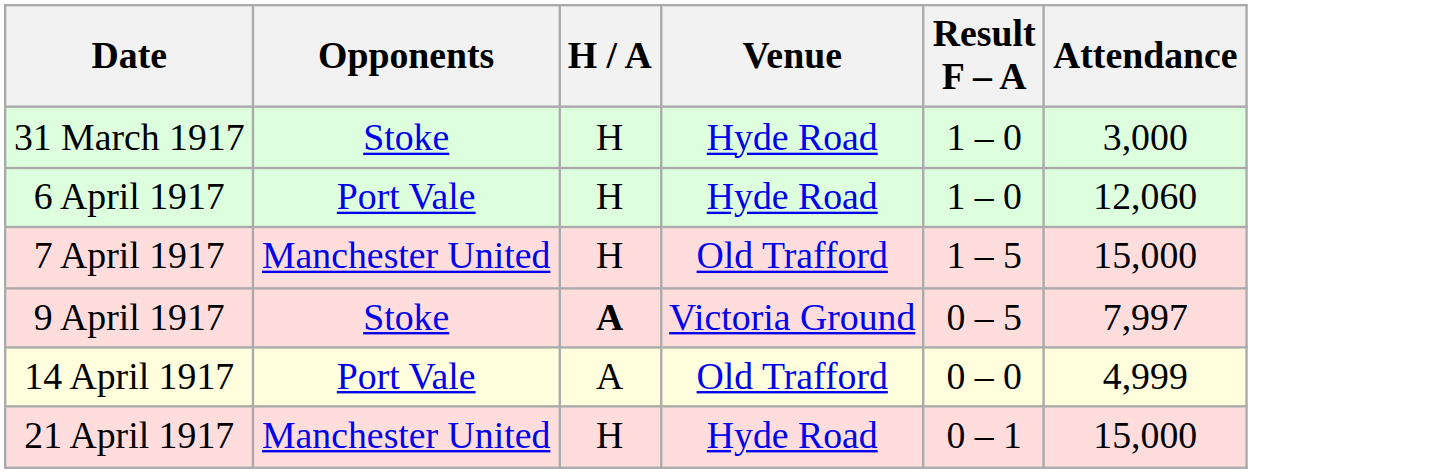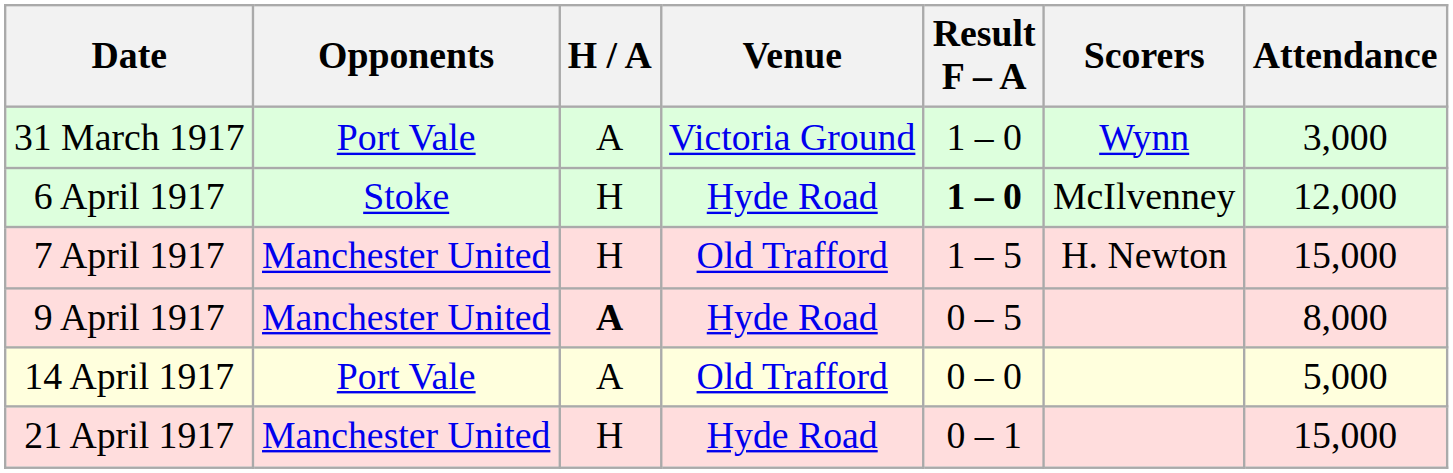+ column: (1144, 55)
(406, 136) Stoke -> (406, 136) Port Vale
(610, 136) H -> (610, 136) A
(792, 136) Hyde Road -> (792, 136) Victoria Ground
(406, 196) Port Vale -> (406, 196) Stoke
(984, 196) normal -> (984, 196) bold
(1145, 196) 12,060 -> (1345, 196) 12,000
(406, 316) Stoke -> (406, 316) Manchester United
(792, 316) Victoria Ground -> (792, 316) Hyde Road
(1145, 316) 7,997 -> (1345, 316) 8,000
(1145, 376) 4,999 -> (1345, 376) 5,000
